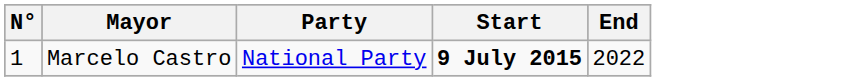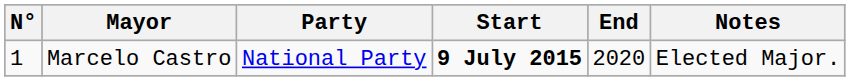+ column: (748, 23)
(619, 59) 2022 -> (619, 59) 2020
